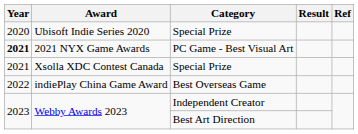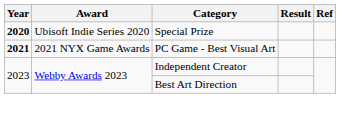(18, 31) normal -> (18, 31) bold
- row: (99, 66)
- row: (101, 84)
